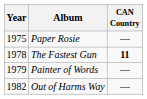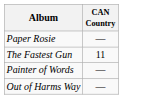- column: (17, 17)
(125, 54) bold -> (100, 54) normal
